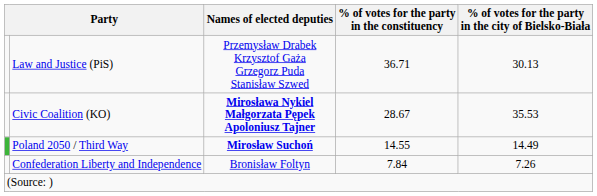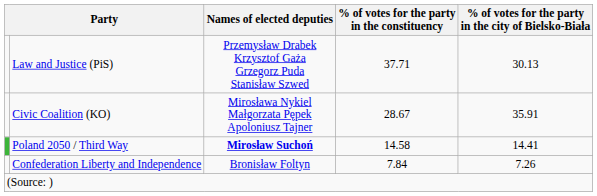(397, 64) 36.71 -> (397, 64) 37.71
(270, 114) bold -> (270, 114) normal
(526, 114) 35.53 -> (526, 114) 35.91
(397, 146) 14.55 -> (397, 146) 14.58
(526, 146) 14.49 -> (526, 146) 14.41
